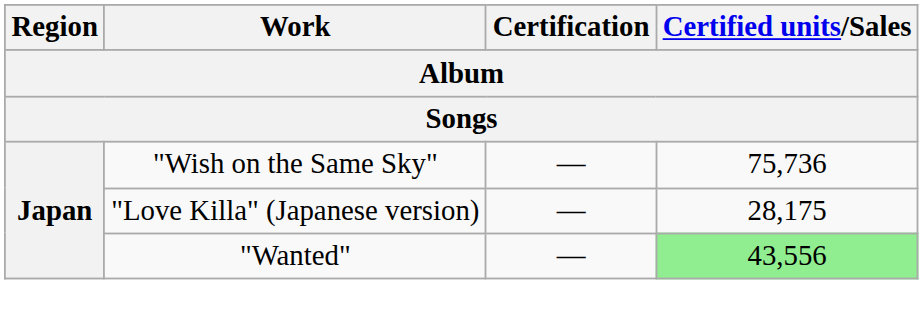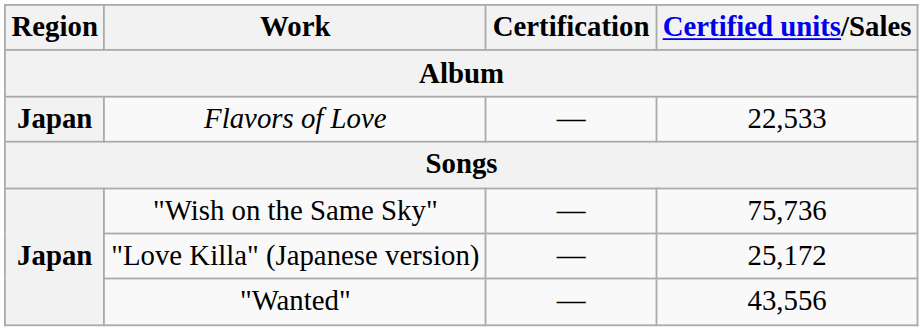+ row: (295, 118)
(787, 210) 28,175 -> (787, 255) 25,172
(787, 255) lightgreen background -> (787, 301) no background
